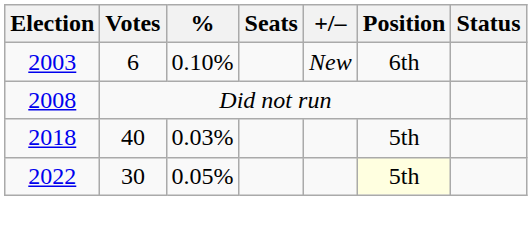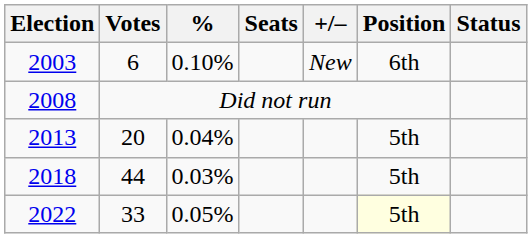+ row: (52, 137)
(133, 137) 40 -> (133, 175) 44
(133, 175) 30 -> (133, 213) 33
